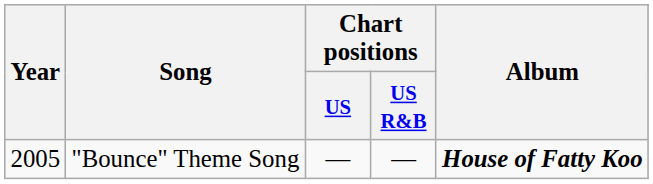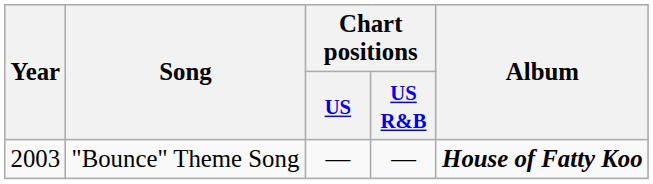(35, 158) 2005 -> (35, 158) 2003
